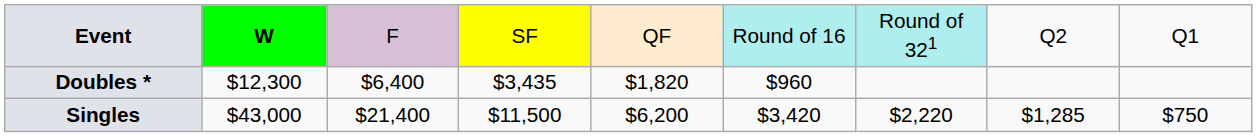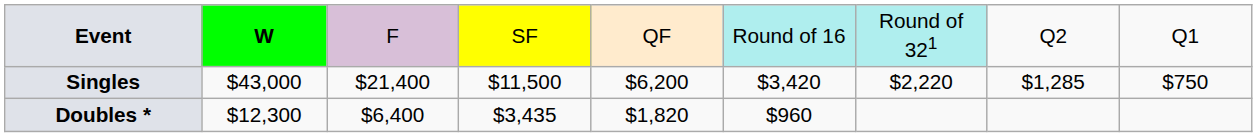rows swapped: (103, 116) <-> (103, 83)
